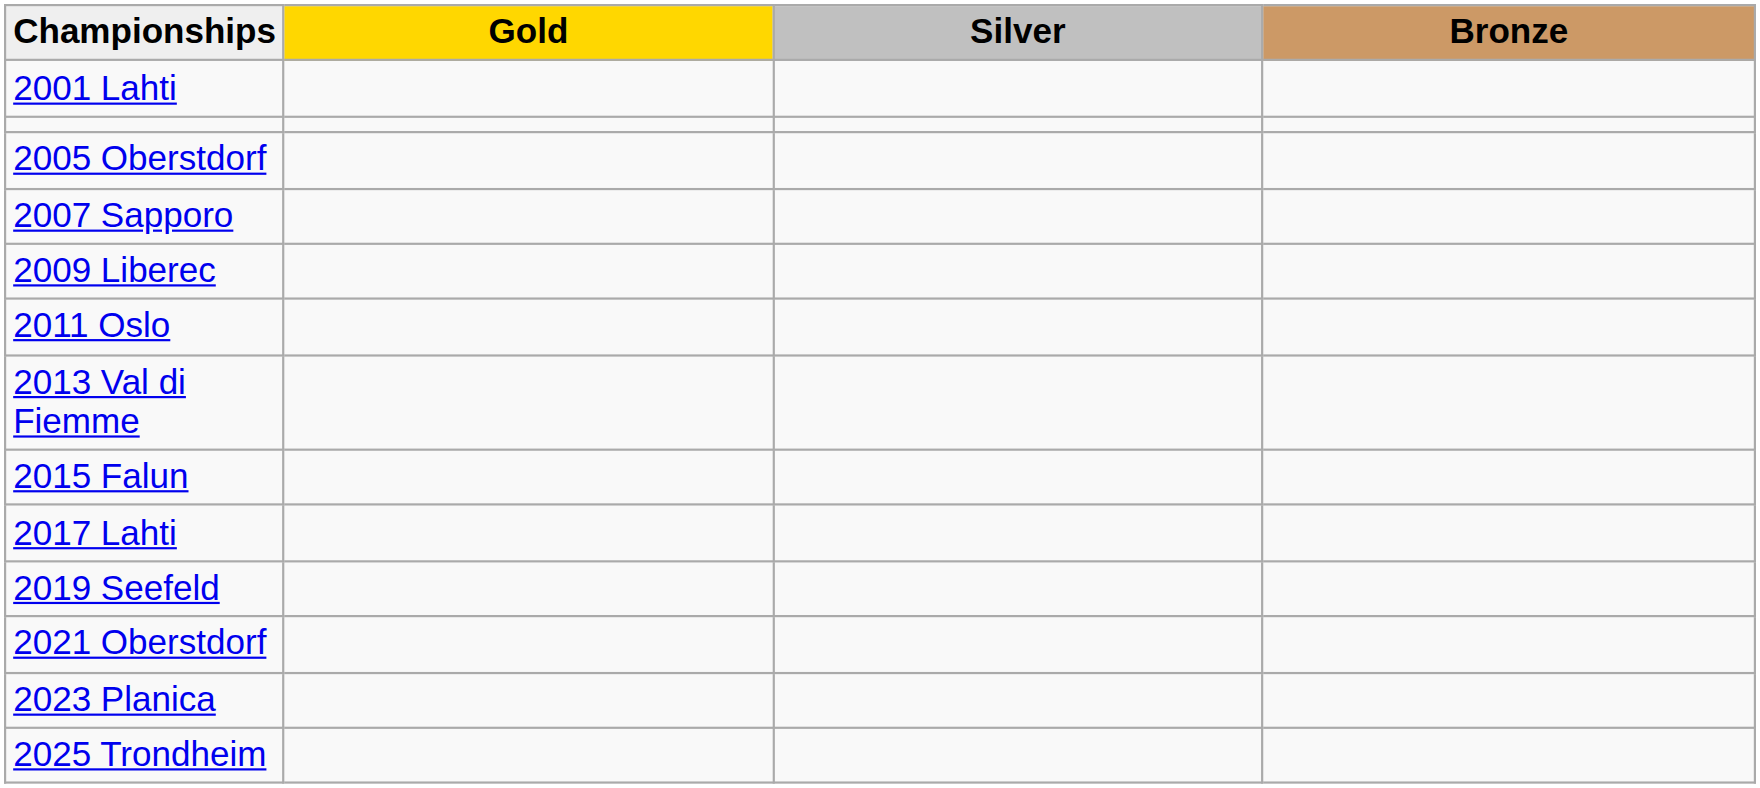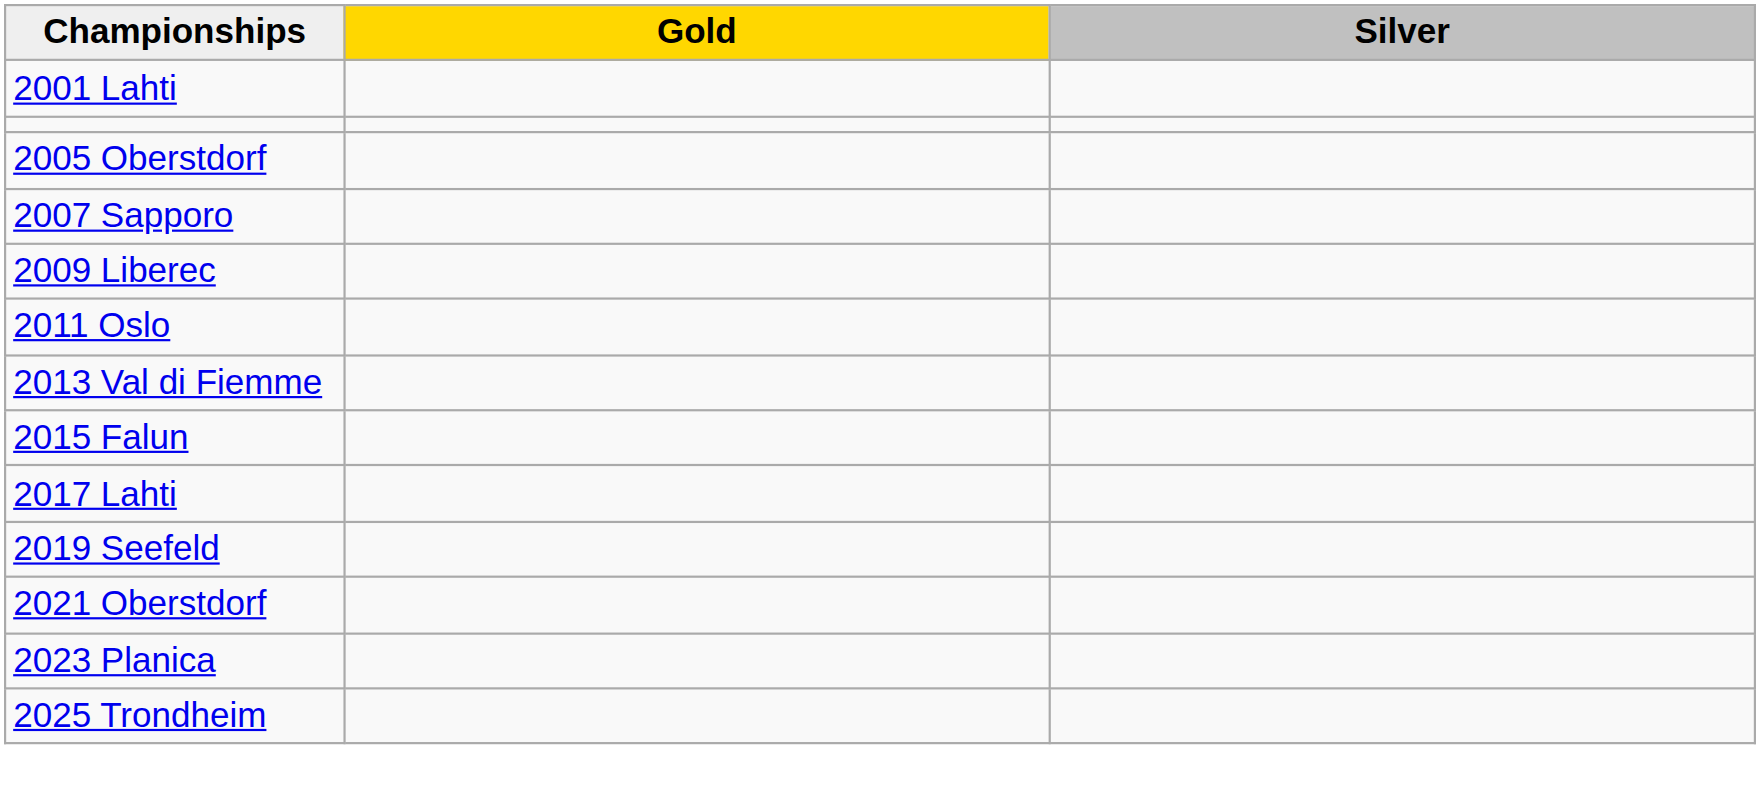- column: (1509, 32)
